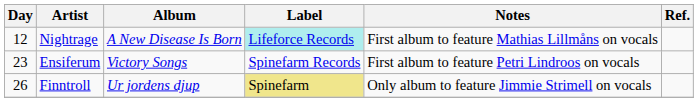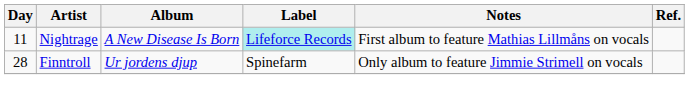(20, 39) 12 -> (20, 39) 11
- row: (70, 62)
(20, 85) 26 -> (20, 62) 28
(279, 85) khaki background -> (276, 62) no background
